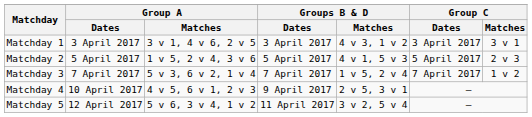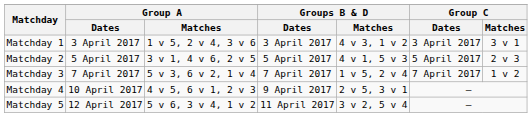(201, 43) 3 v 1, 4 v 6, 2 v 5 -> (201, 43) 1 v 5, 2 v 4, 3 v 6
(201, 58) 1 v 5, 2 v 4, 3 v 6 -> (201, 58) 3 v 1, 4 v 6, 2 v 5
